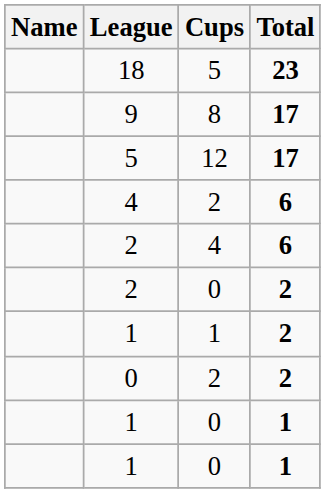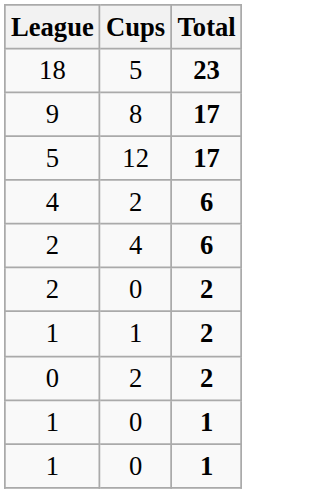- column: (44, 26)
